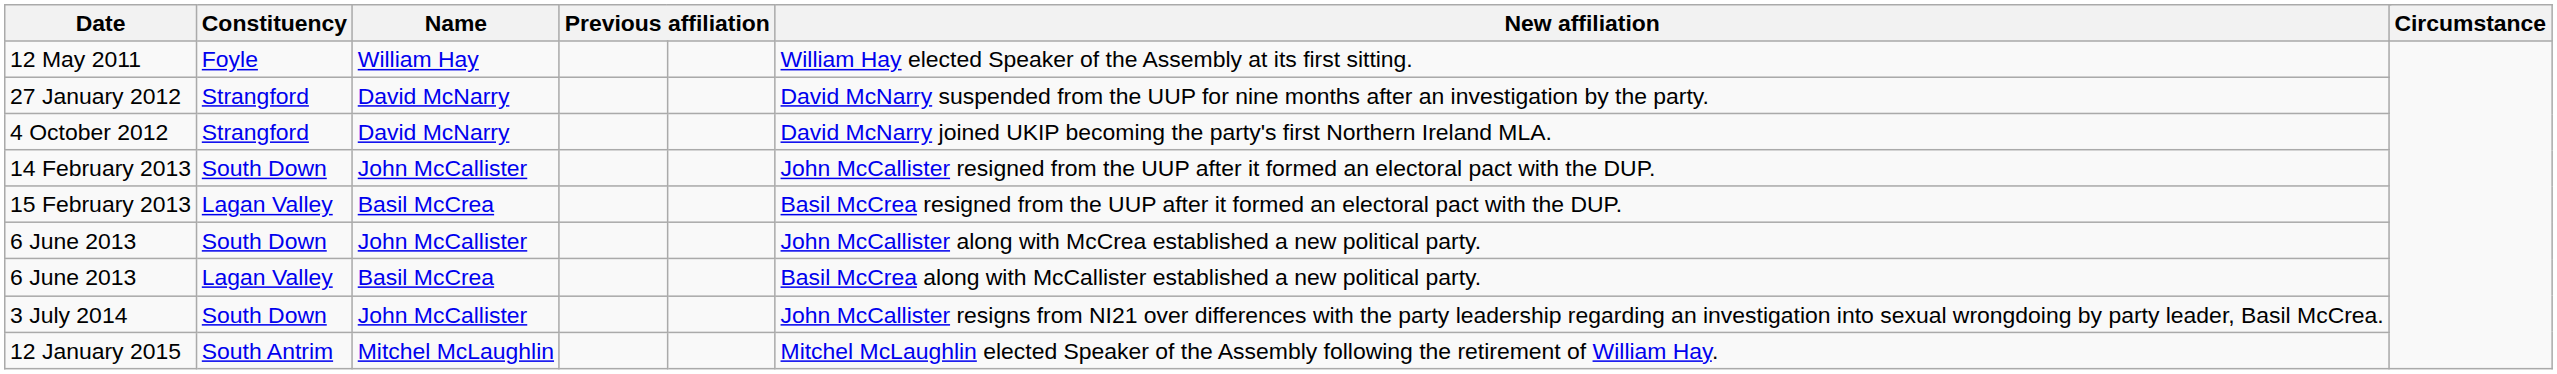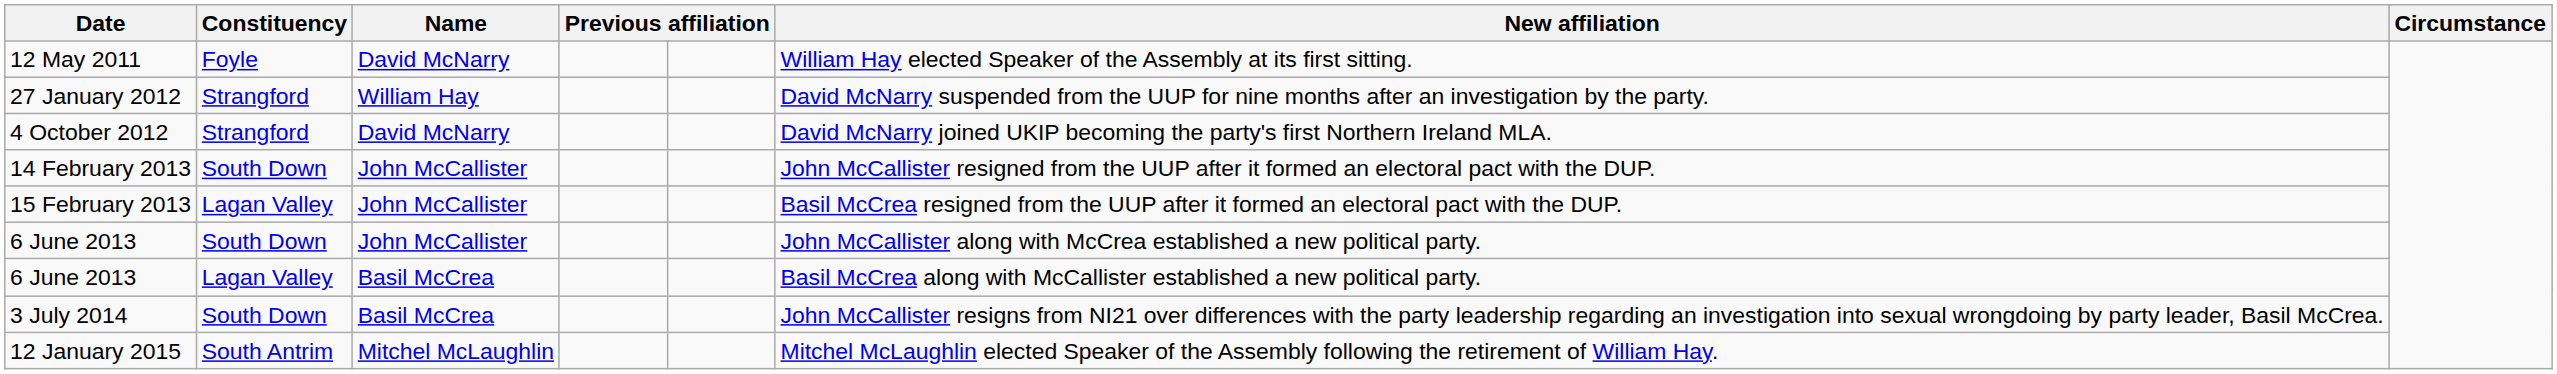(418, 59) William Hay -> (434, 59) David McNarry
(434, 96) David McNarry -> (418, 96) William Hay
(426, 205) Basil McCrea -> (443, 205) John McCallister
(443, 314) John McCallister -> (426, 314) Basil McCrea
